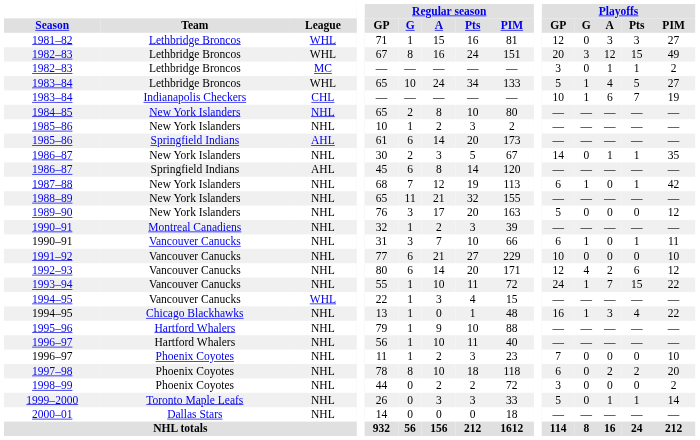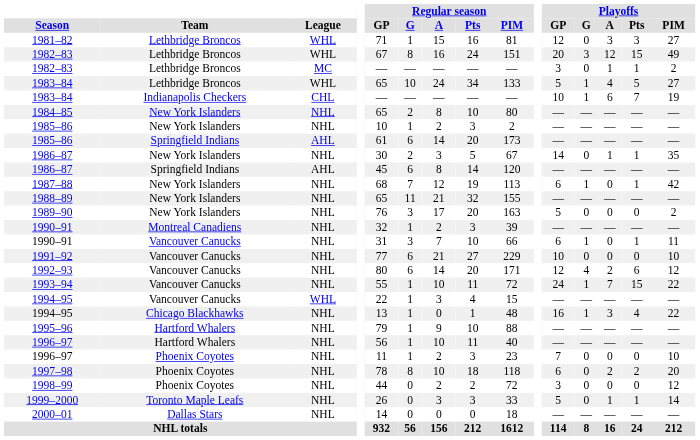(674, 212) 12 -> (674, 212) 2
(674, 385) 2 -> (674, 385) 12
